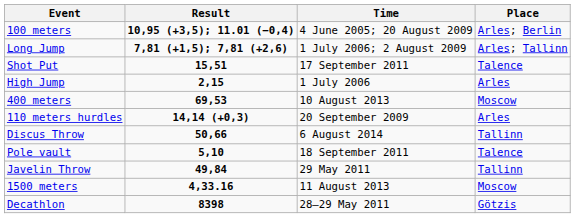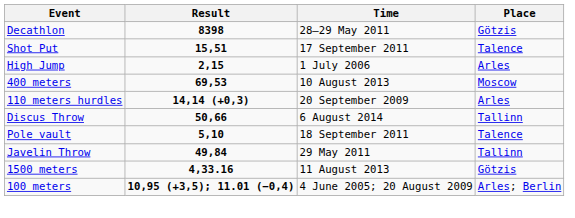rows swapped: (39, 30) <-> (36, 204)
- row: (36, 48)
(497, 187) Moscow -> (497, 169) Götzis
